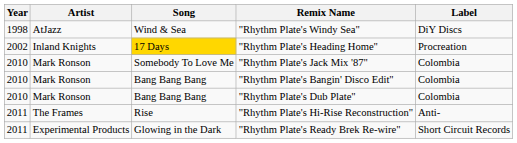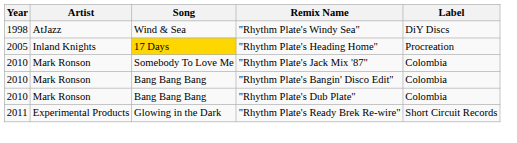(17, 46) 2002 -> (17, 46) 2005
- row: (326, 113)
